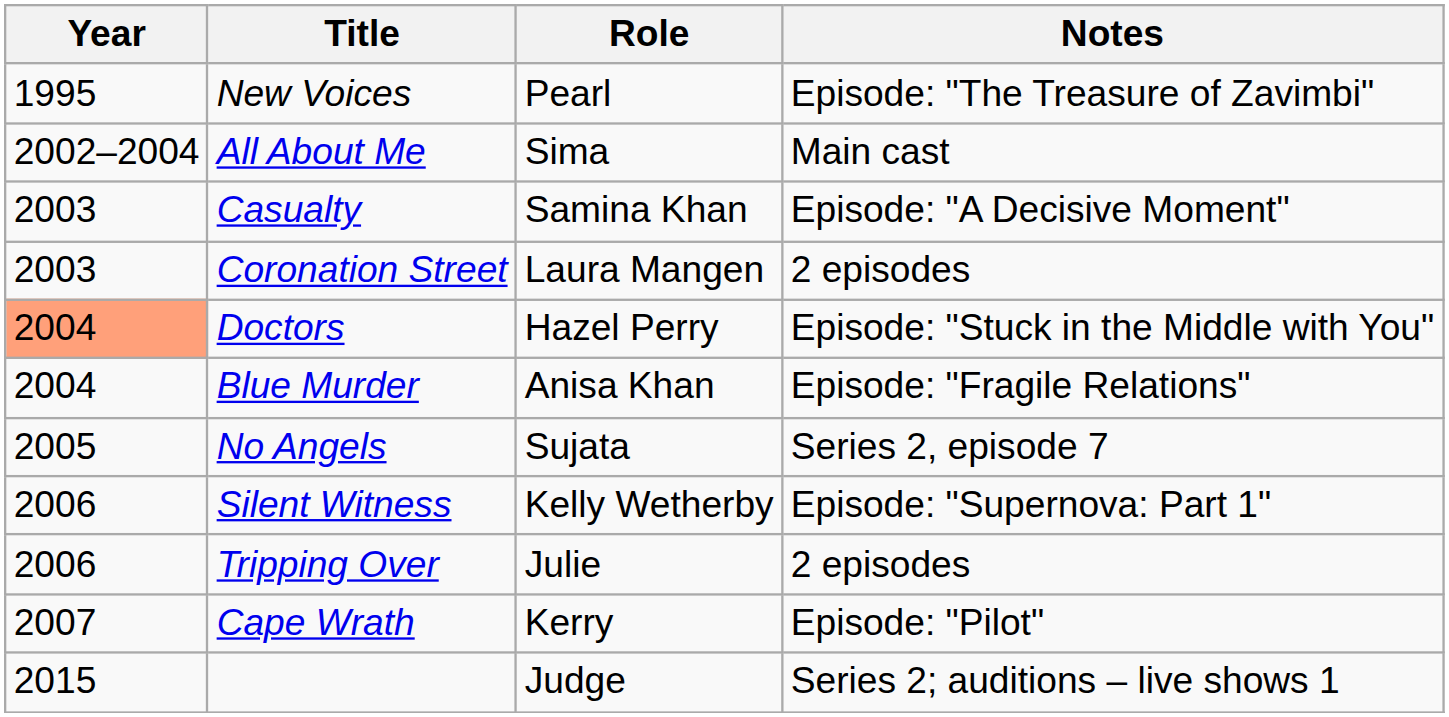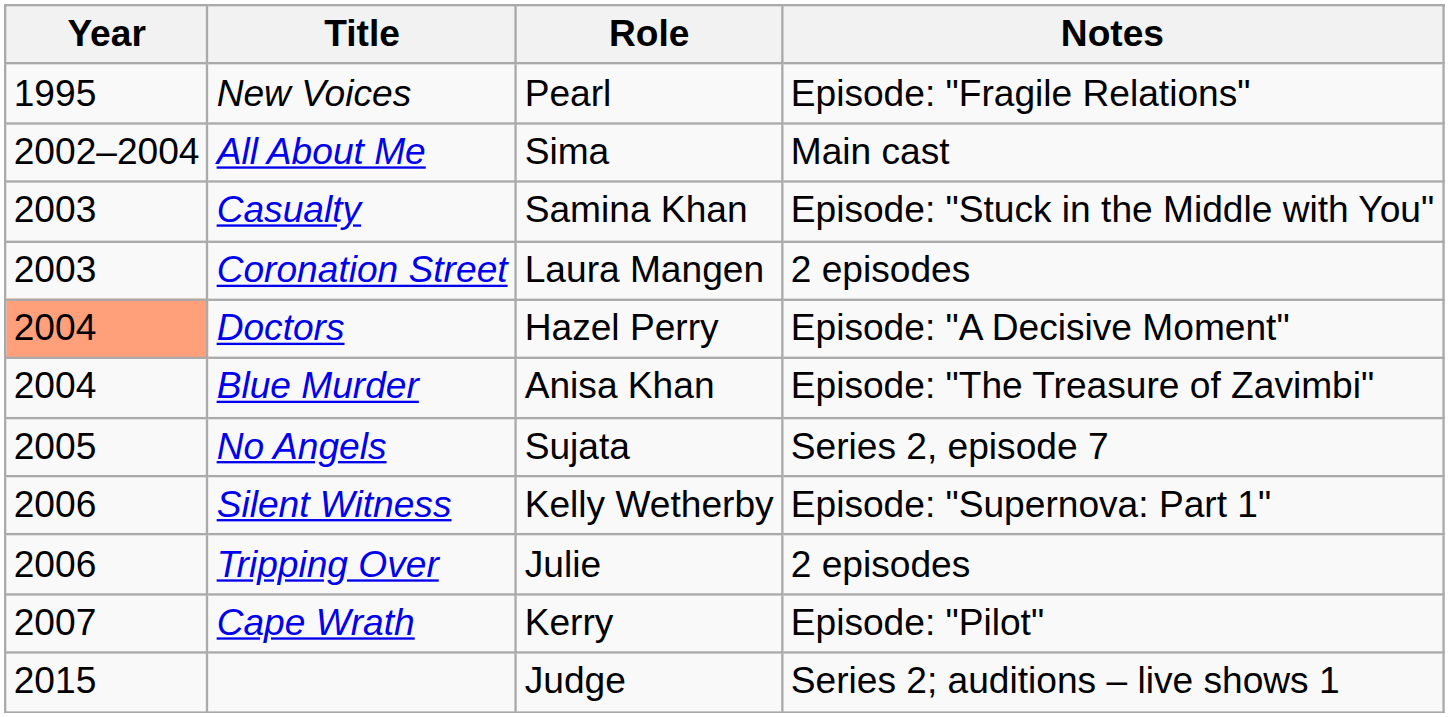(1082, 92) Episode: "The Treasure of Zavimbi" -> (1021, 92) Episode: "Fragile Relations"
(1040, 210) Episode: "A Decisive Moment" -> (1112, 210) Episode: "Stuck in the Middle with You"
(1112, 328) Episode: "Stuck in the Middle with You" -> (1040, 328) Episode: "A Decisive Moment"
(1021, 387) Episode: "Fragile Relations" -> (1082, 387) Episode: "The Treasure of Zavimbi"
